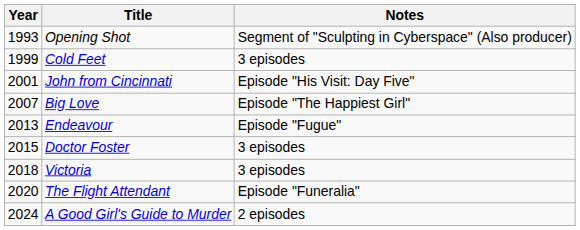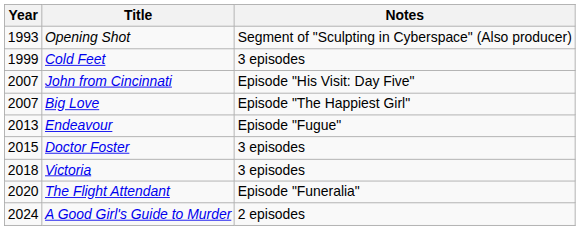(23, 81) 2001 -> (23, 81) 2007
